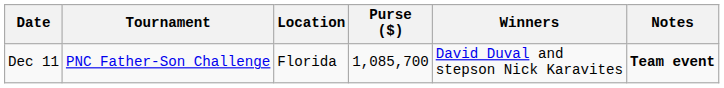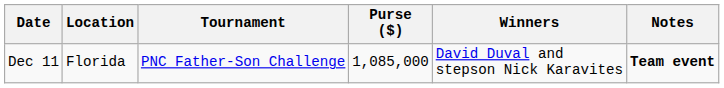columns swapped: (168, 24) <-> (311, 24)
(391, 63) 1,085,700 -> (391, 63) 1,085,000
